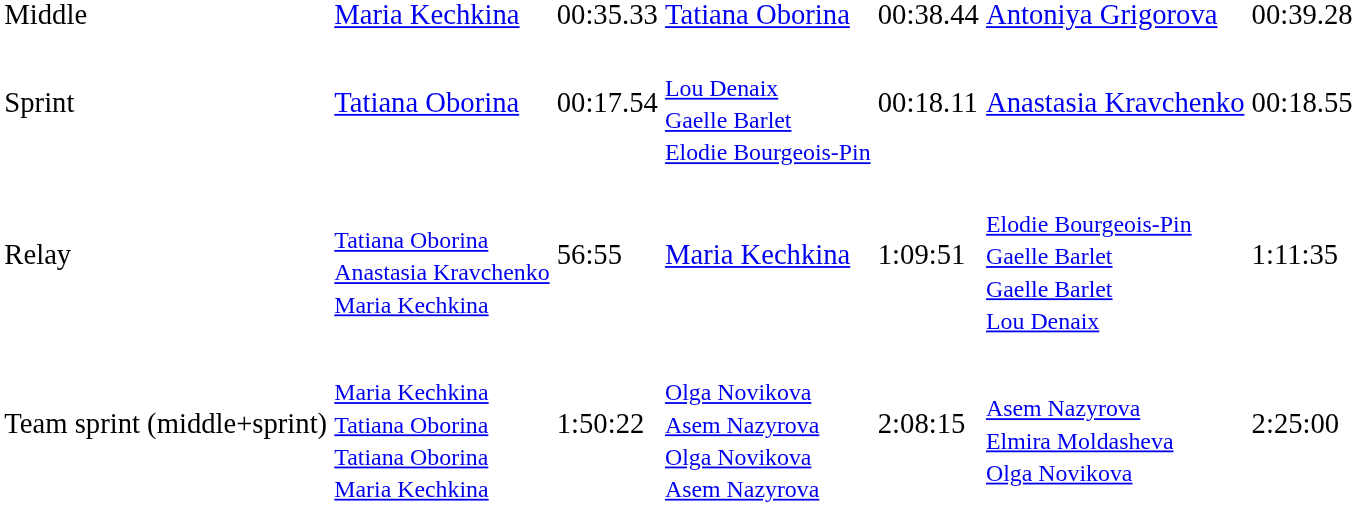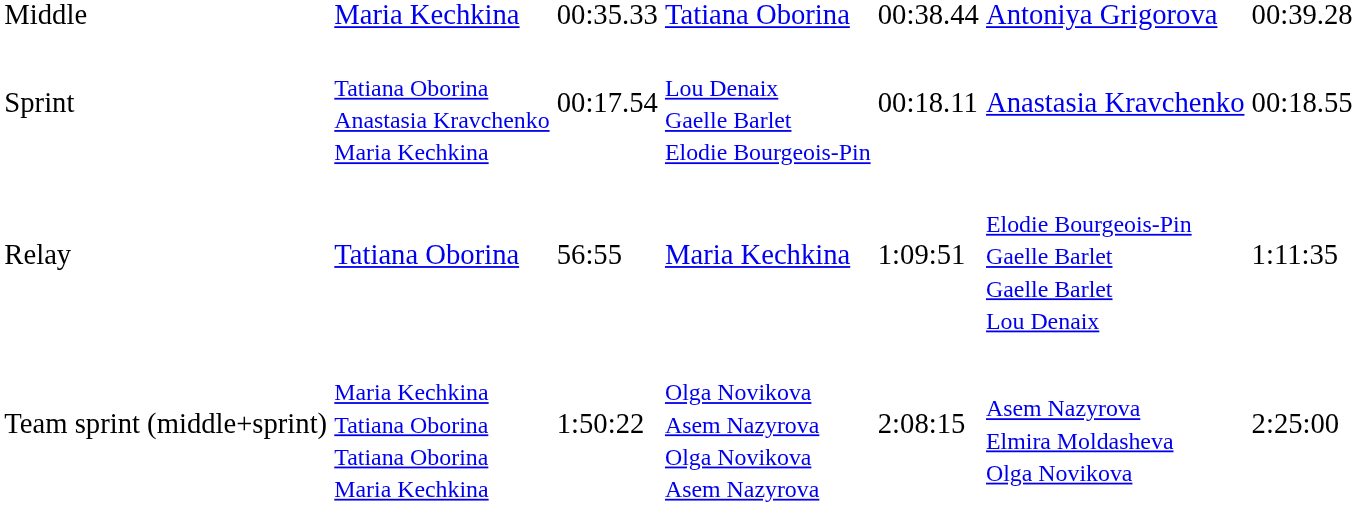(427, 102) Tatiana Oborina -> (442, 120) Tatiana Oborina Anastasia Kravchenko Maria Kechkina
(442, 272) Tatiana Oborina Anastasia Kravchenko Maria Kechkina -> (427, 254) Tatiana Oborina
